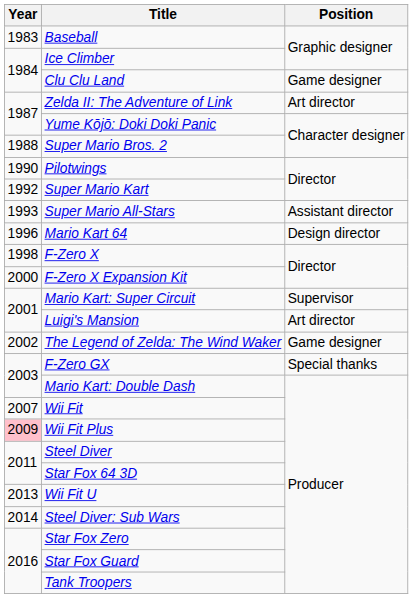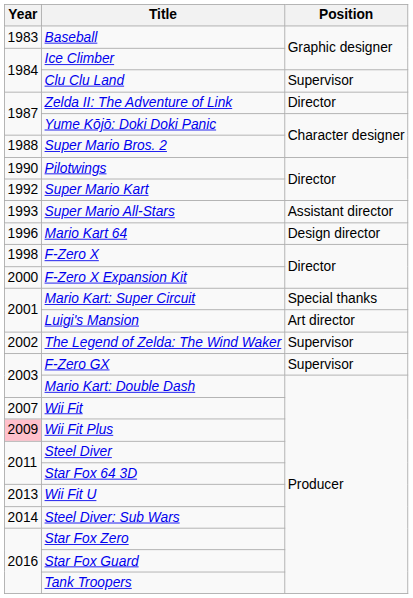(335, 80) Game designer -> (321, 80) Supervisor
(321, 102) Art director -> (312, 102) Director
(321, 299) Supervisor -> (332, 299) Special thanks
(335, 342) Game designer -> (321, 342) Supervisor
(332, 364) Special thanks -> (321, 364) Supervisor
